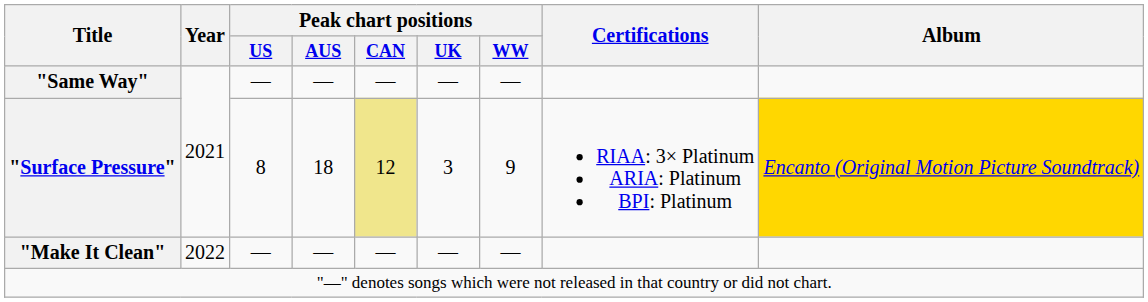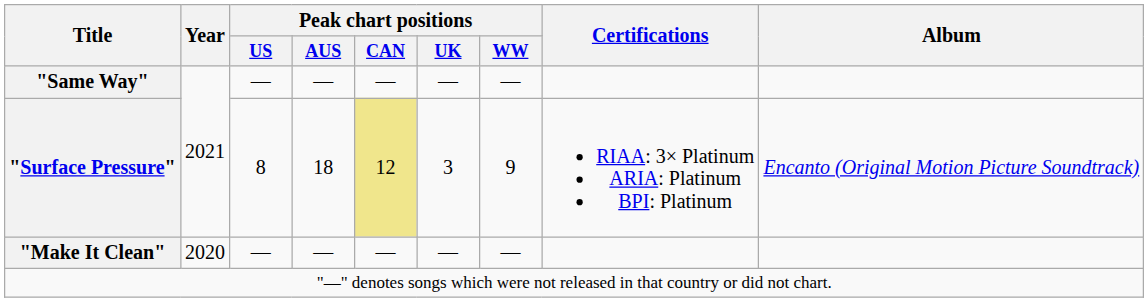(951, 167) gold background -> (951, 167) no background
(205, 252) 2022 -> (205, 252) 2020
